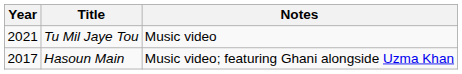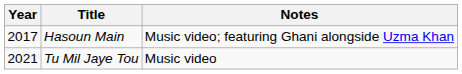rows swapped: (84, 58) <-> (91, 36)
